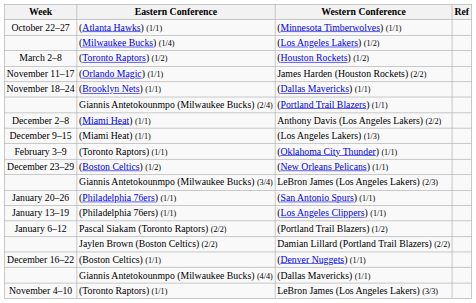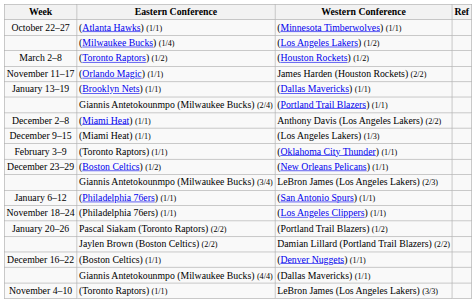(41, 89) November 18–24 -> (41, 89) January 13–19
(41, 197) January 20–26 -> (41, 197) January 6–12
(41, 213) January 13–19 -> (41, 213) November 18–24
(41, 228) January 6–12 -> (41, 228) January 20–26
